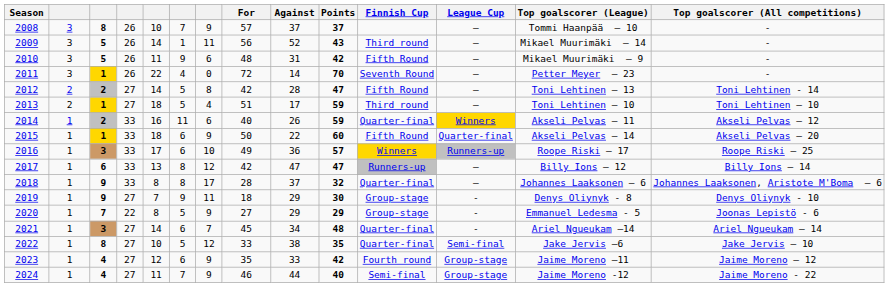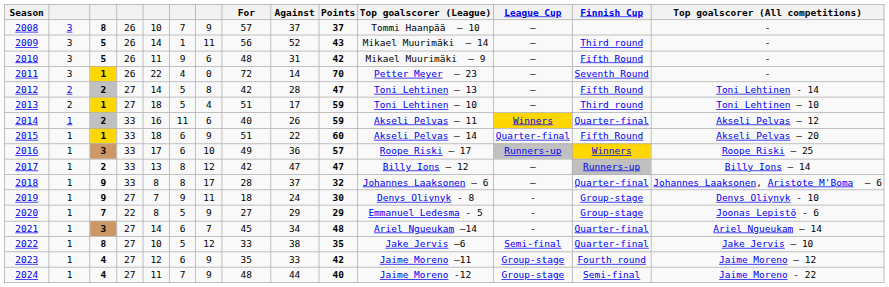columns swapped: (397, 12) <-> (583, 12)
(246, 136) 50 -> (246, 136) 51
(103, 167) 6 -> (103, 167) 2
(295, 198) 29 -> (295, 198) 24
(246, 275) 46 -> (246, 275) 48
